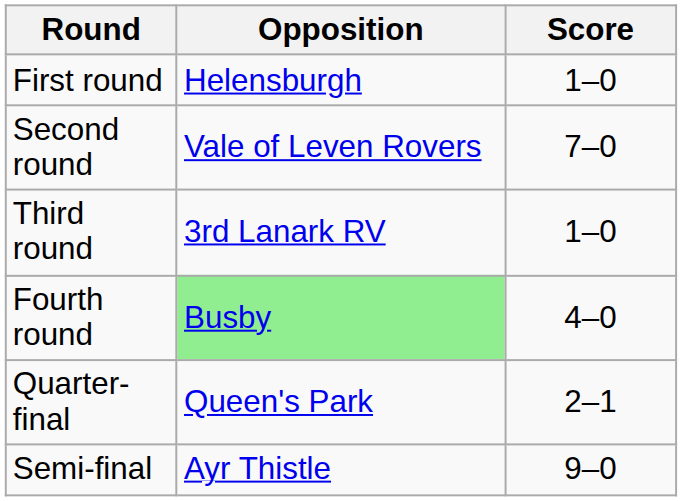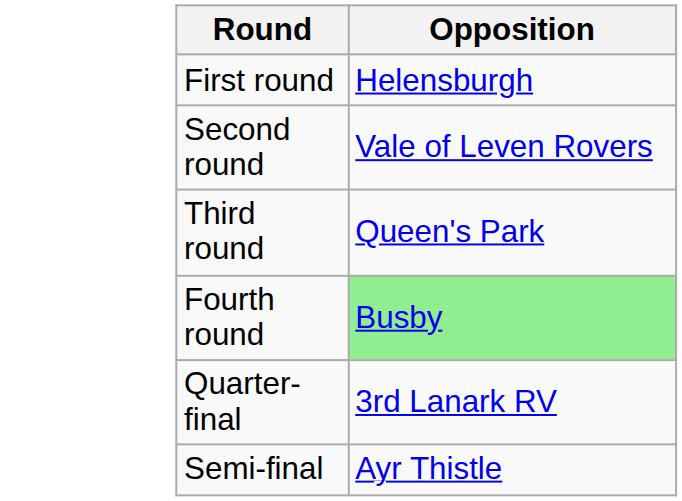- column: (590, 29)
(285, 231) 3rd Lanark RV -> (450, 231) Queen's Park
(279, 401) Queen's Park -> (456, 401) 3rd Lanark RV
